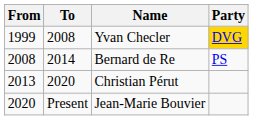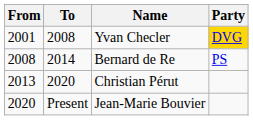(22, 37) 1999 -> (22, 37) 2001
